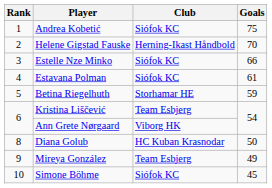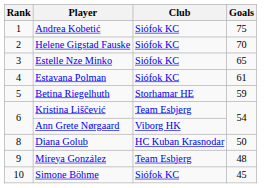(185, 45) Herning-Ikast Håndbold -> (157, 45) Siófok KC
(252, 61) 66 -> (242, 61) 65
(252, 158) 49 -> (242, 158) 48
